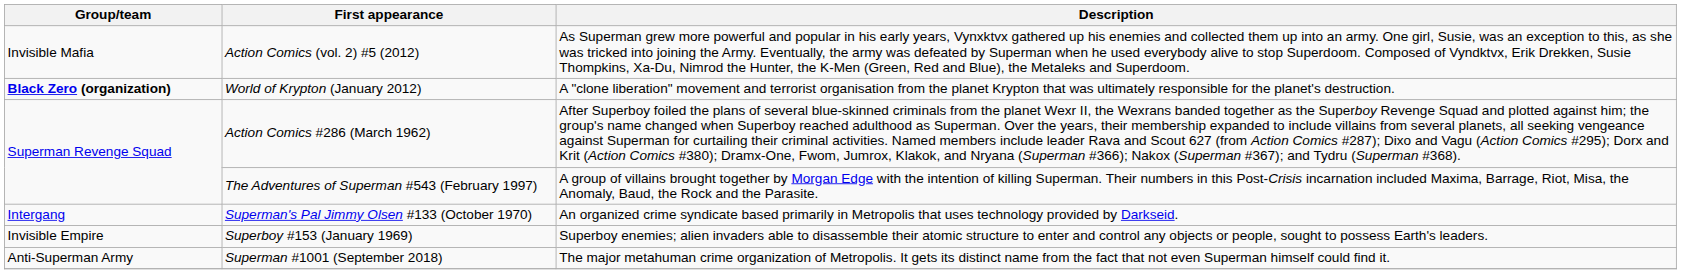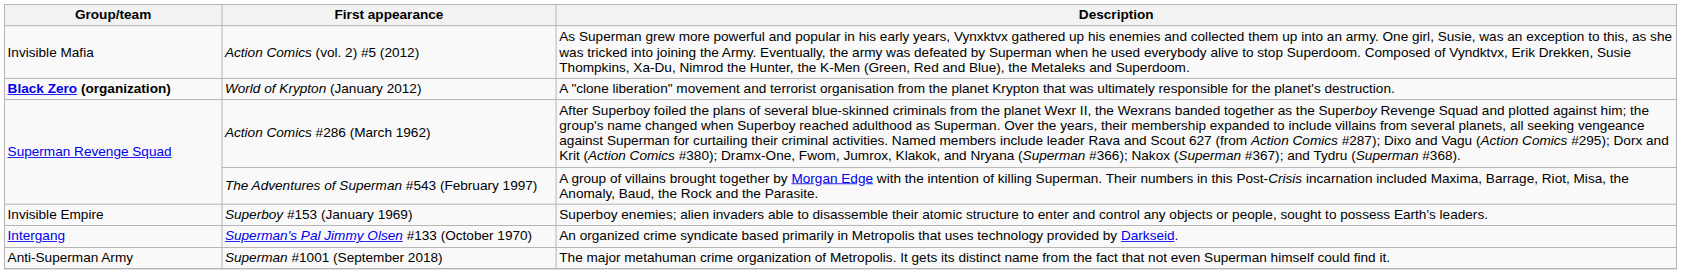rows swapped: (379, 214) <-> (319, 236)
